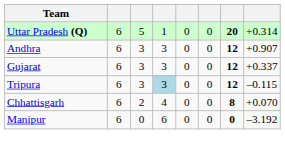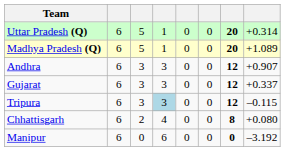+ row: (54, 48)
(262, 102) +0.070 -> (262, 119) +0.080
